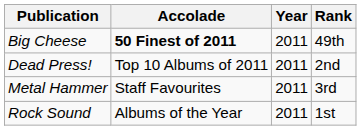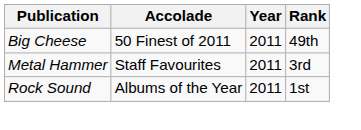(175, 40) bold -> (173, 40) normal
- row: (50, 64)
